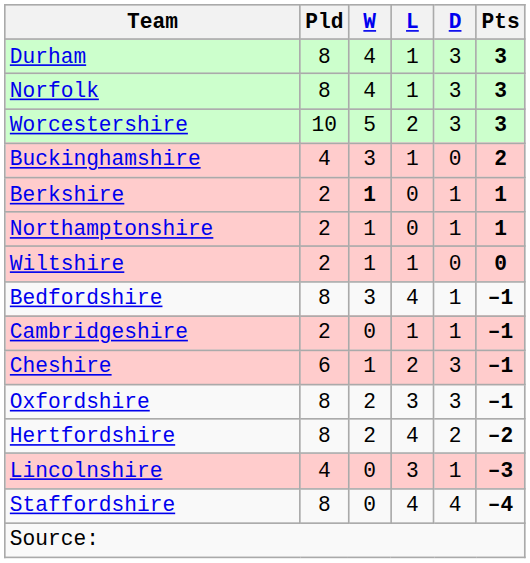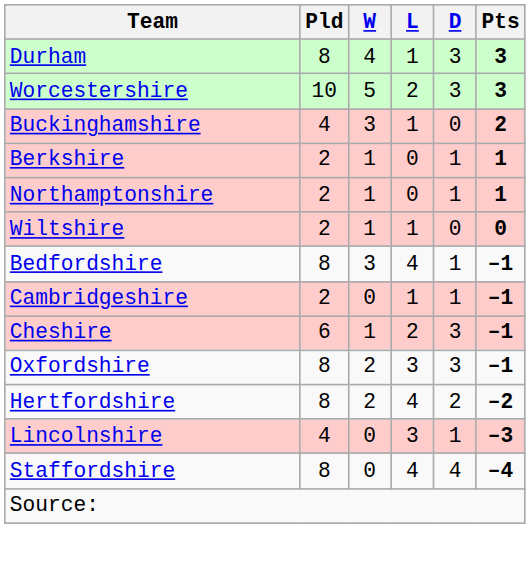- row: (54, 91)
(370, 195) bold -> (370, 160) normal
